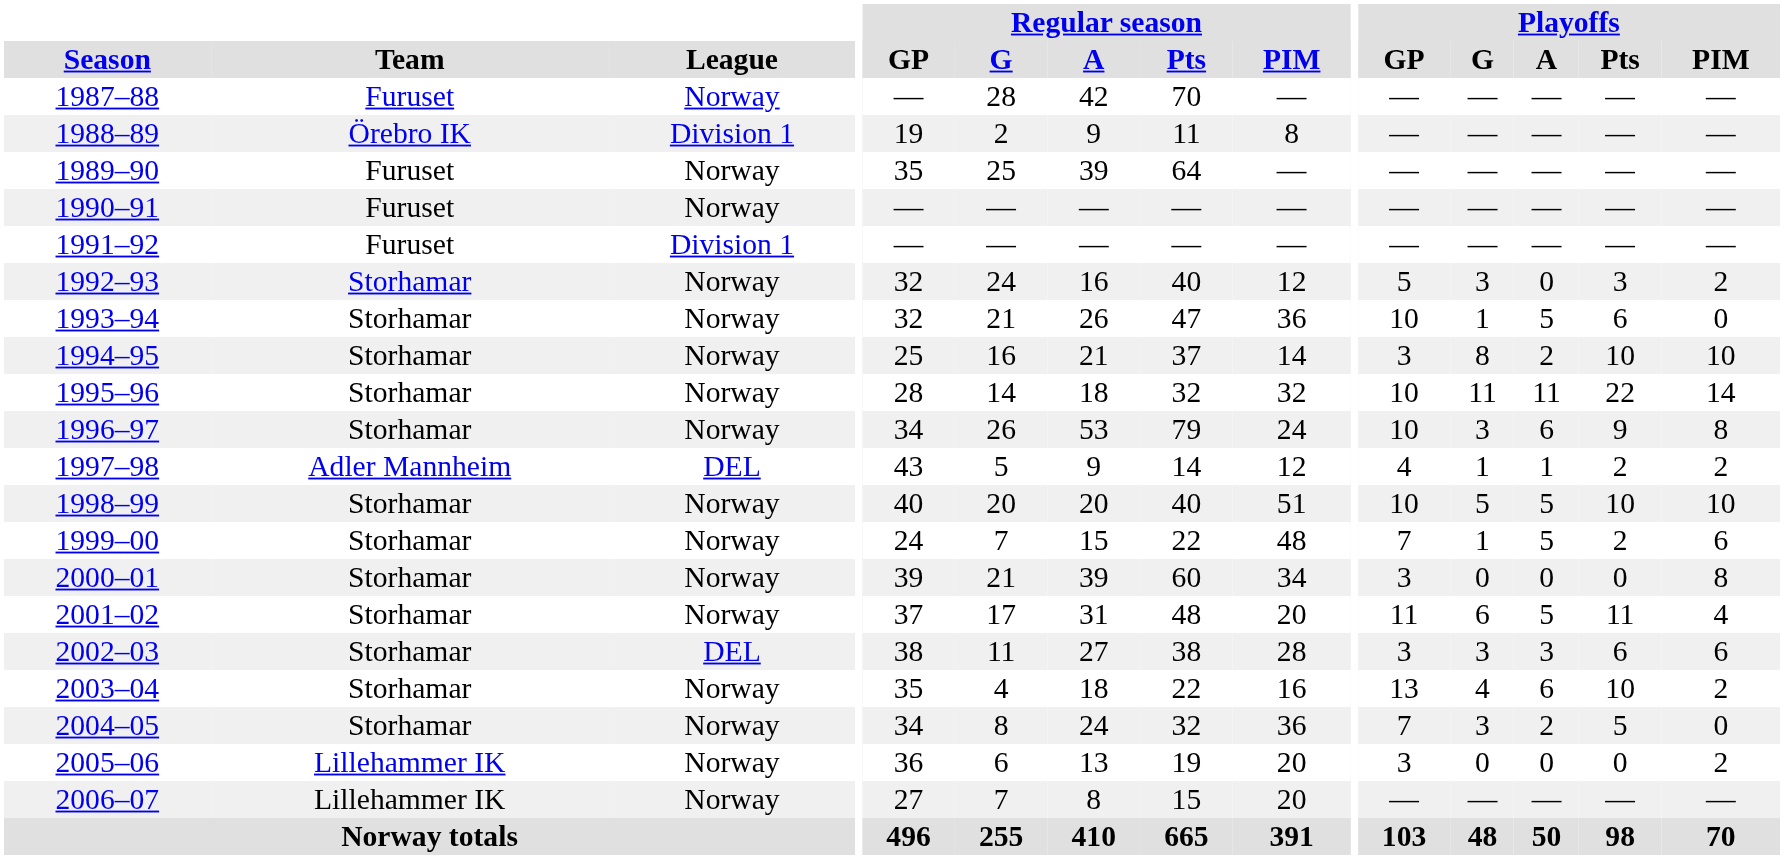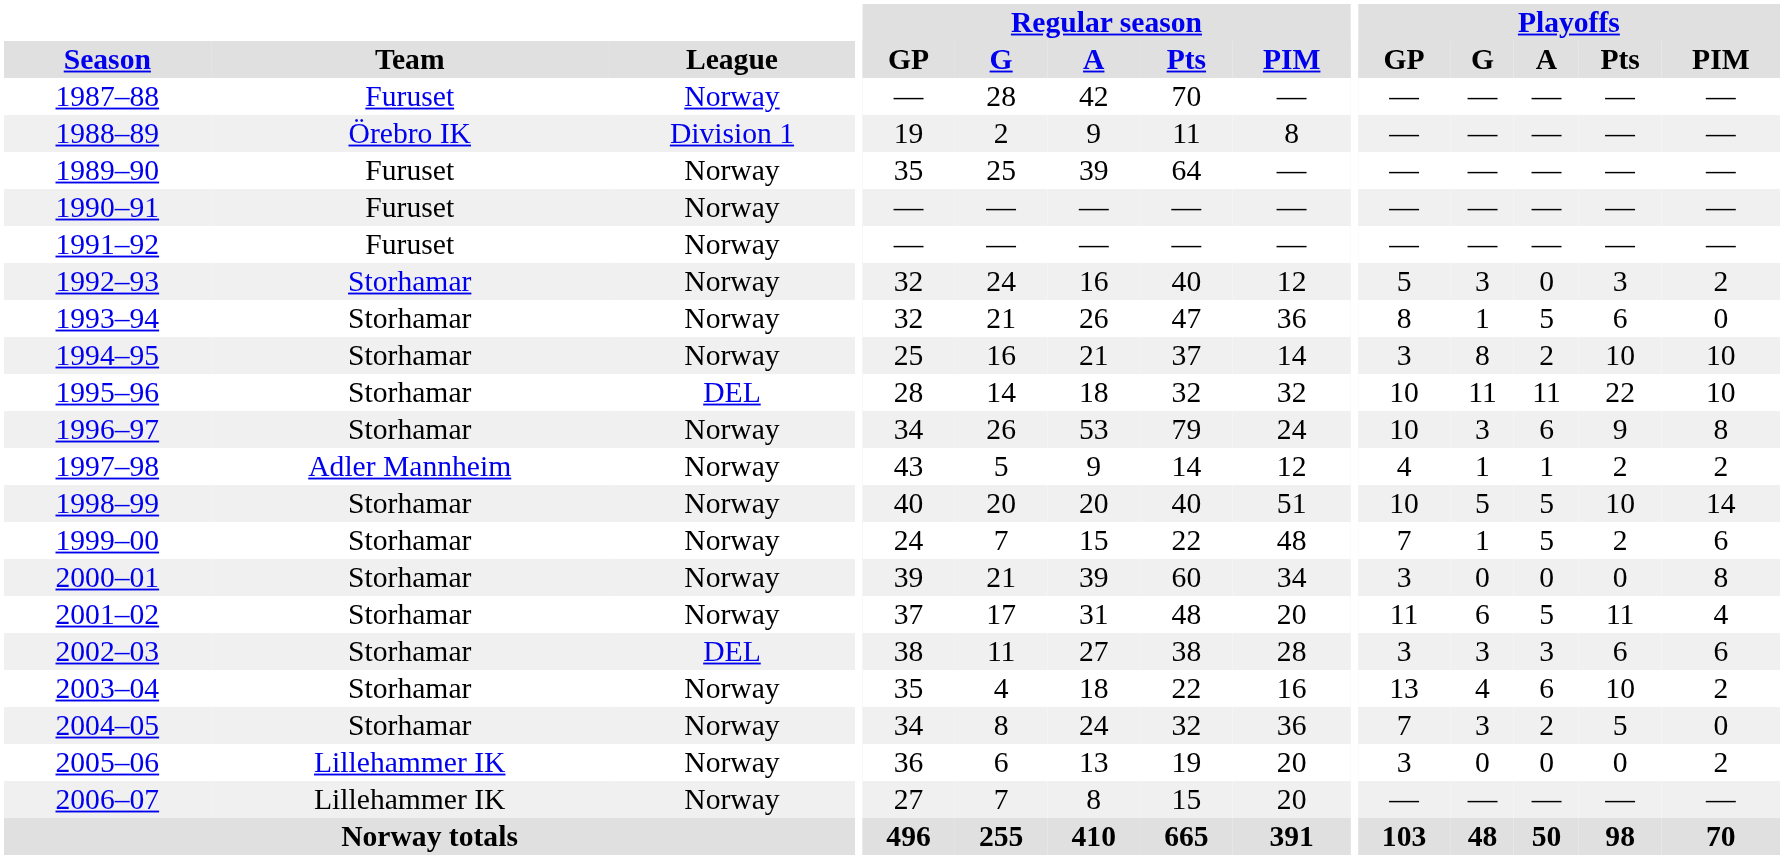(732, 244) Division 1 -> (732, 244) Norway
(1404, 318) 10 -> (1404, 318) 8
(732, 392) Norway -> (732, 392) DEL
(1721, 392) 14 -> (1721, 392) 10
(732, 466) DEL -> (732, 466) Norway
(1721, 503) 10 -> (1721, 503) 14
